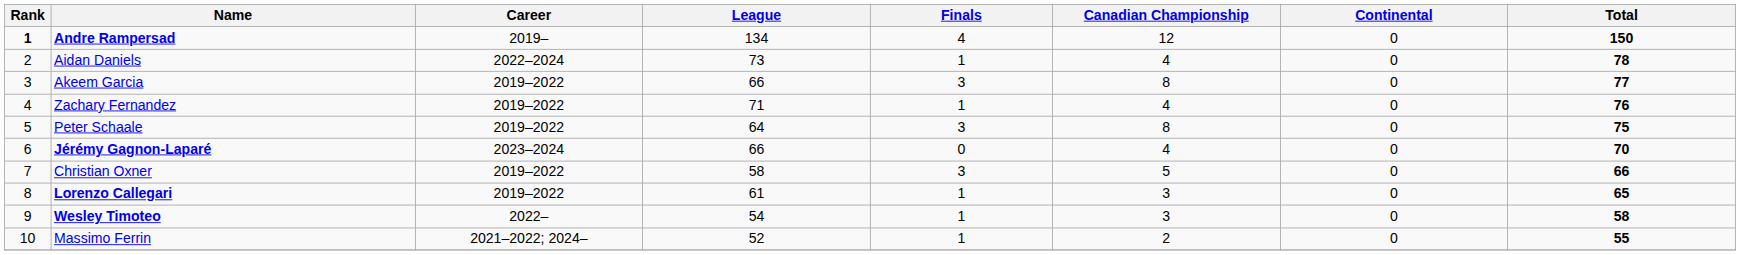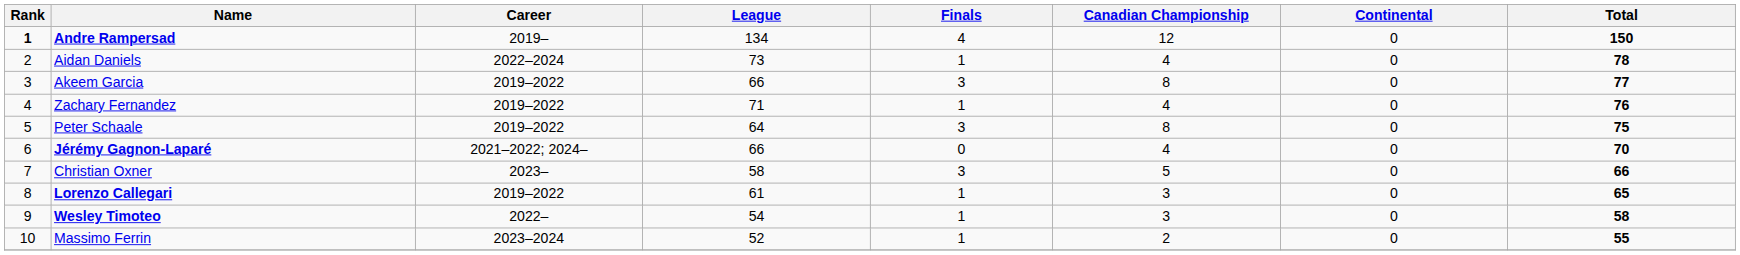(529, 149) 2023–2024 -> (529, 149) 2021–2022; 2024–
(529, 171) 2019–2022 -> (529, 171) 2023–
(529, 238) 2021–2022; 2024– -> (529, 238) 2023–2024
